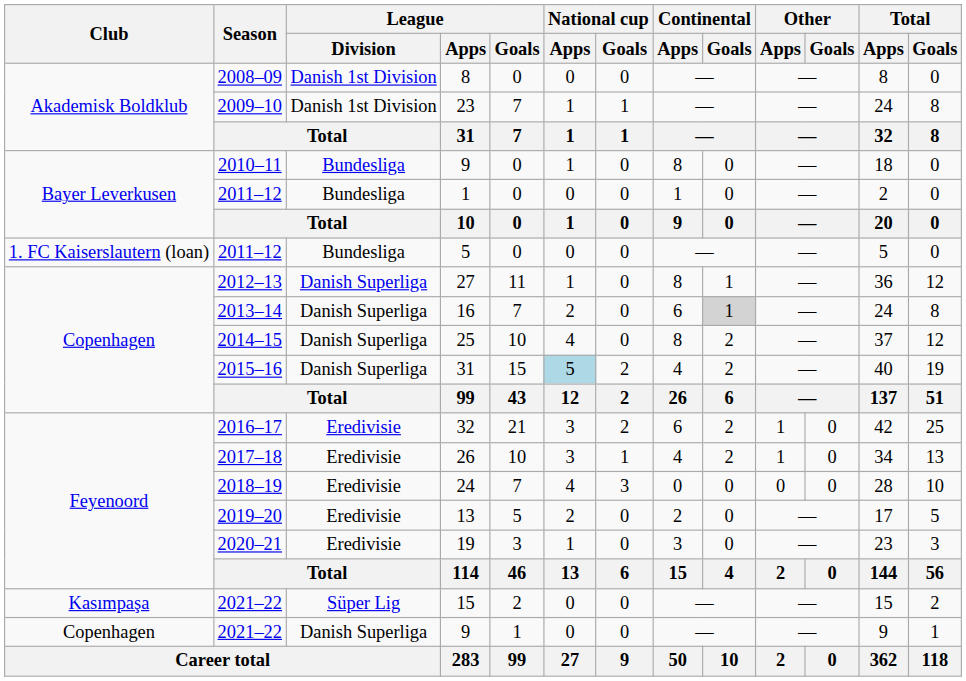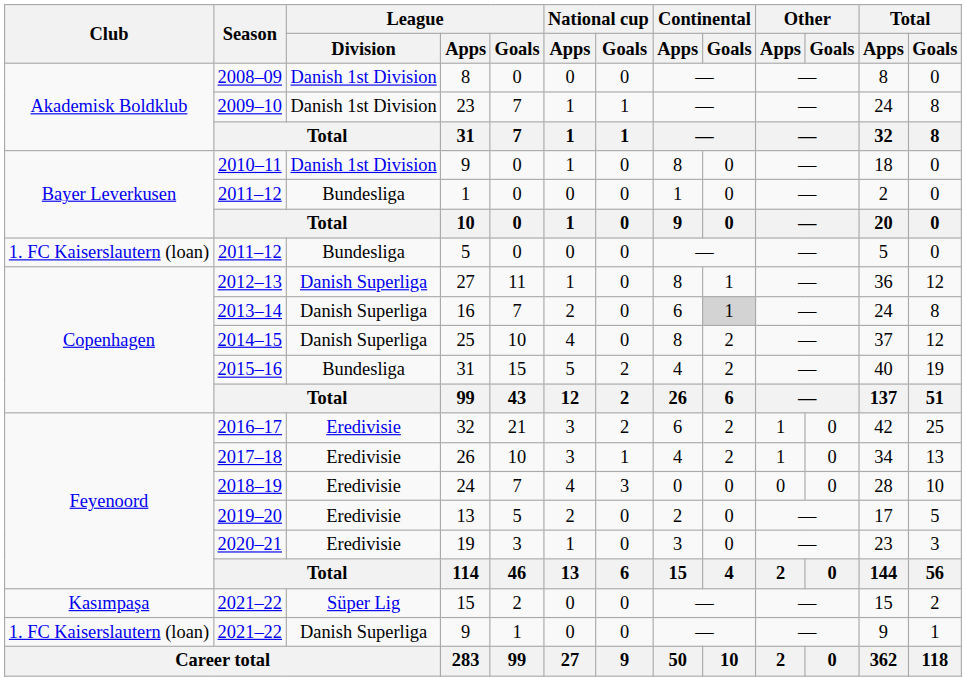(364, 164) Bundesliga -> (364, 164) Danish 1st Division
(364, 369) Danish Superliga -> (364, 369) Bundesliga
(570, 369) lightblue background -> (570, 369) no background
(109, 631) Copenhagen -> (109, 631) 1. FC Kaiserslautern (loan)
